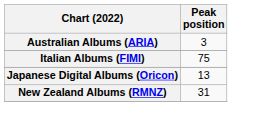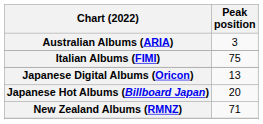+ row: (108, 93)
(204, 93) 31 -> (235, 110) 71
